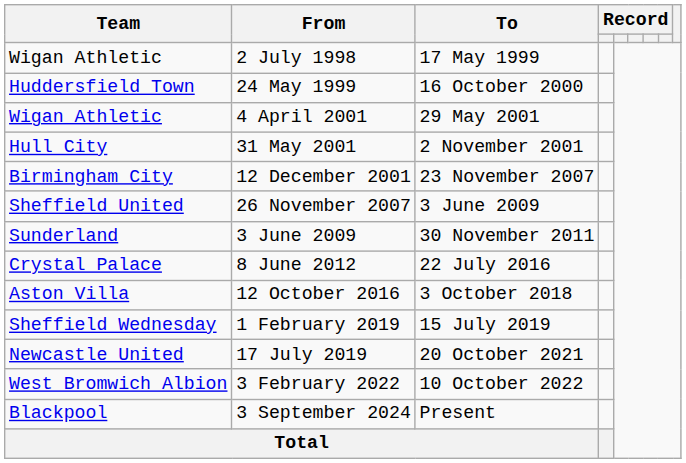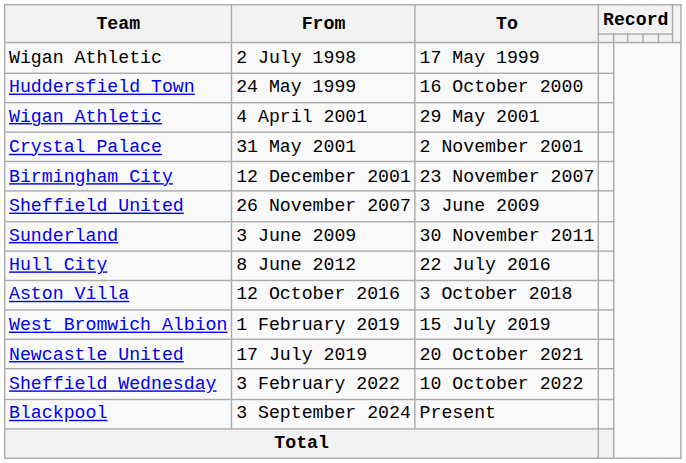(58, 147) Hull City -> (85, 147) Crystal Palace
(85, 265) Crystal Palace -> (58, 265) Hull City
(113, 325) Sheffield Wednesday -> (118, 325) West Bromwich Albion
(118, 384) West Bromwich Albion -> (113, 384) Sheffield Wednesday
